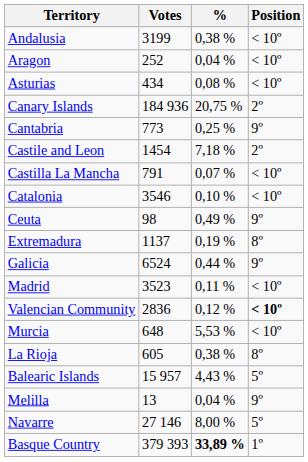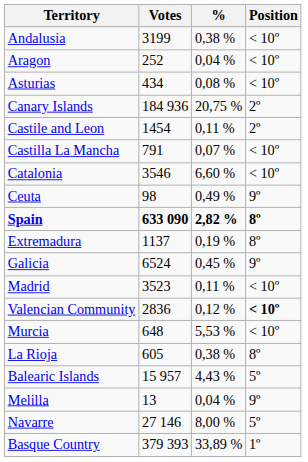- row: (35, 128)
(215, 151) 7,18 % -> (215, 128) 0,11 %
(215, 196) 0,10 % -> (215, 173) 6,60 %
+ row: (25, 219)
(215, 264) 0,44 % -> (215, 264) 0,45 %
(220, 444) bold -> (219, 444) normal
